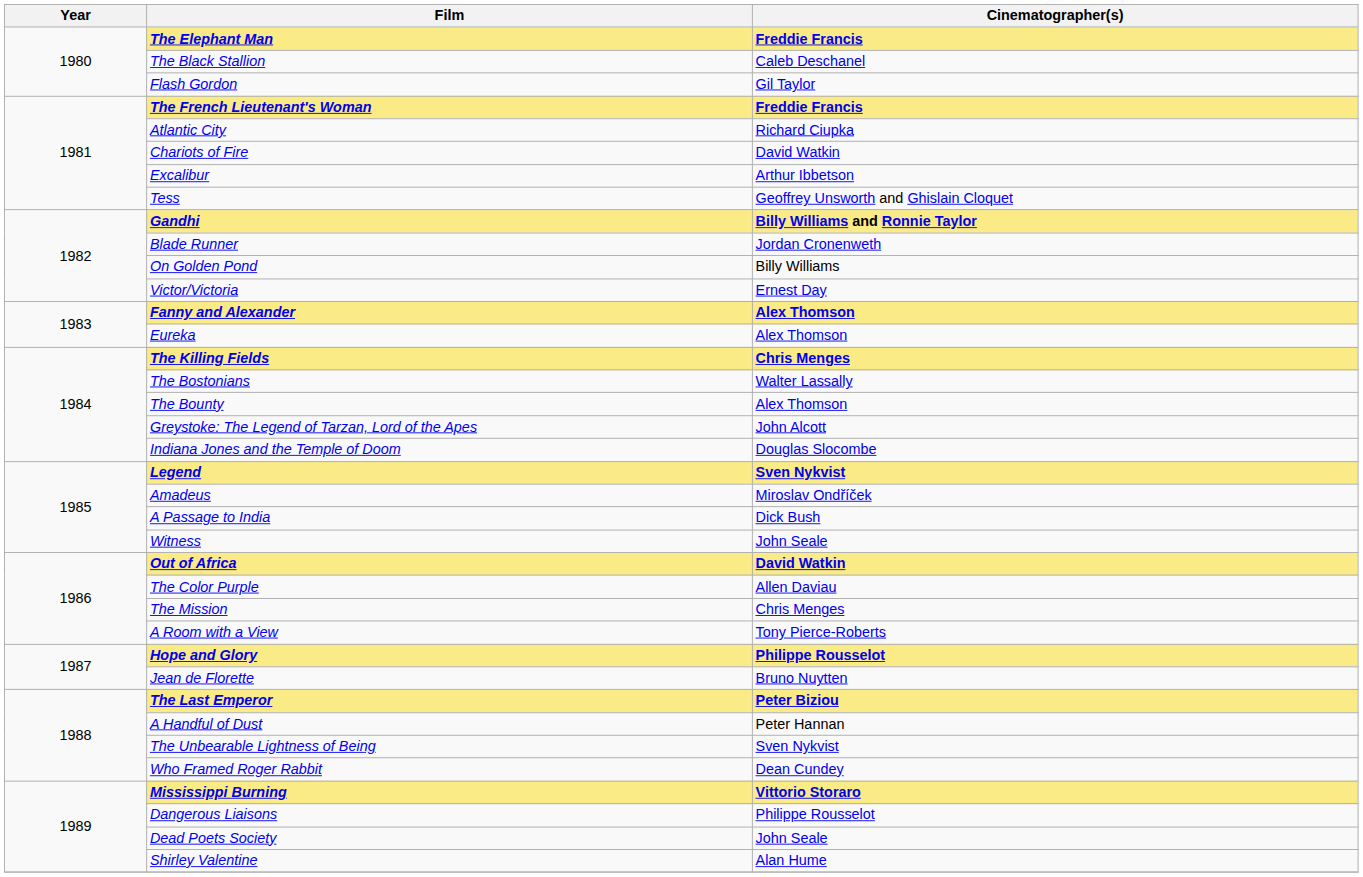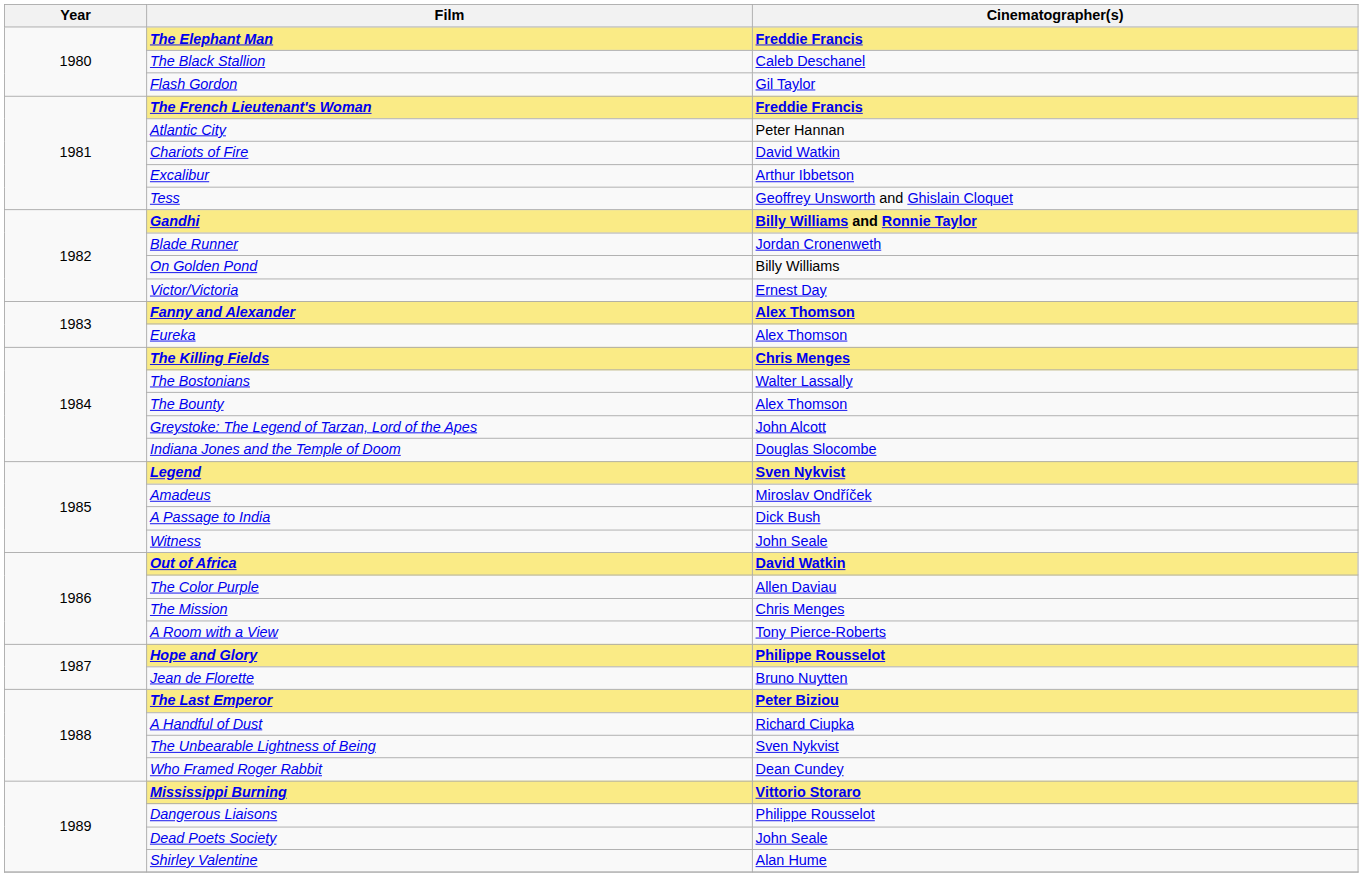(805, 130) Richard Ciupka -> (800, 130) Peter Hannan
(800, 723) Peter Hannan -> (805, 723) Richard Ciupka
